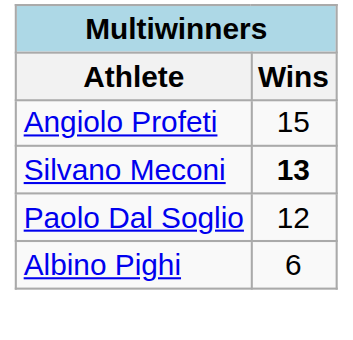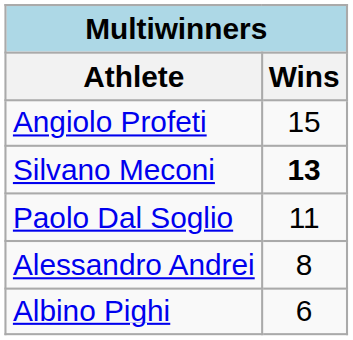(293, 217) 12 -> (304, 217) 11
+ row: (134, 264)
